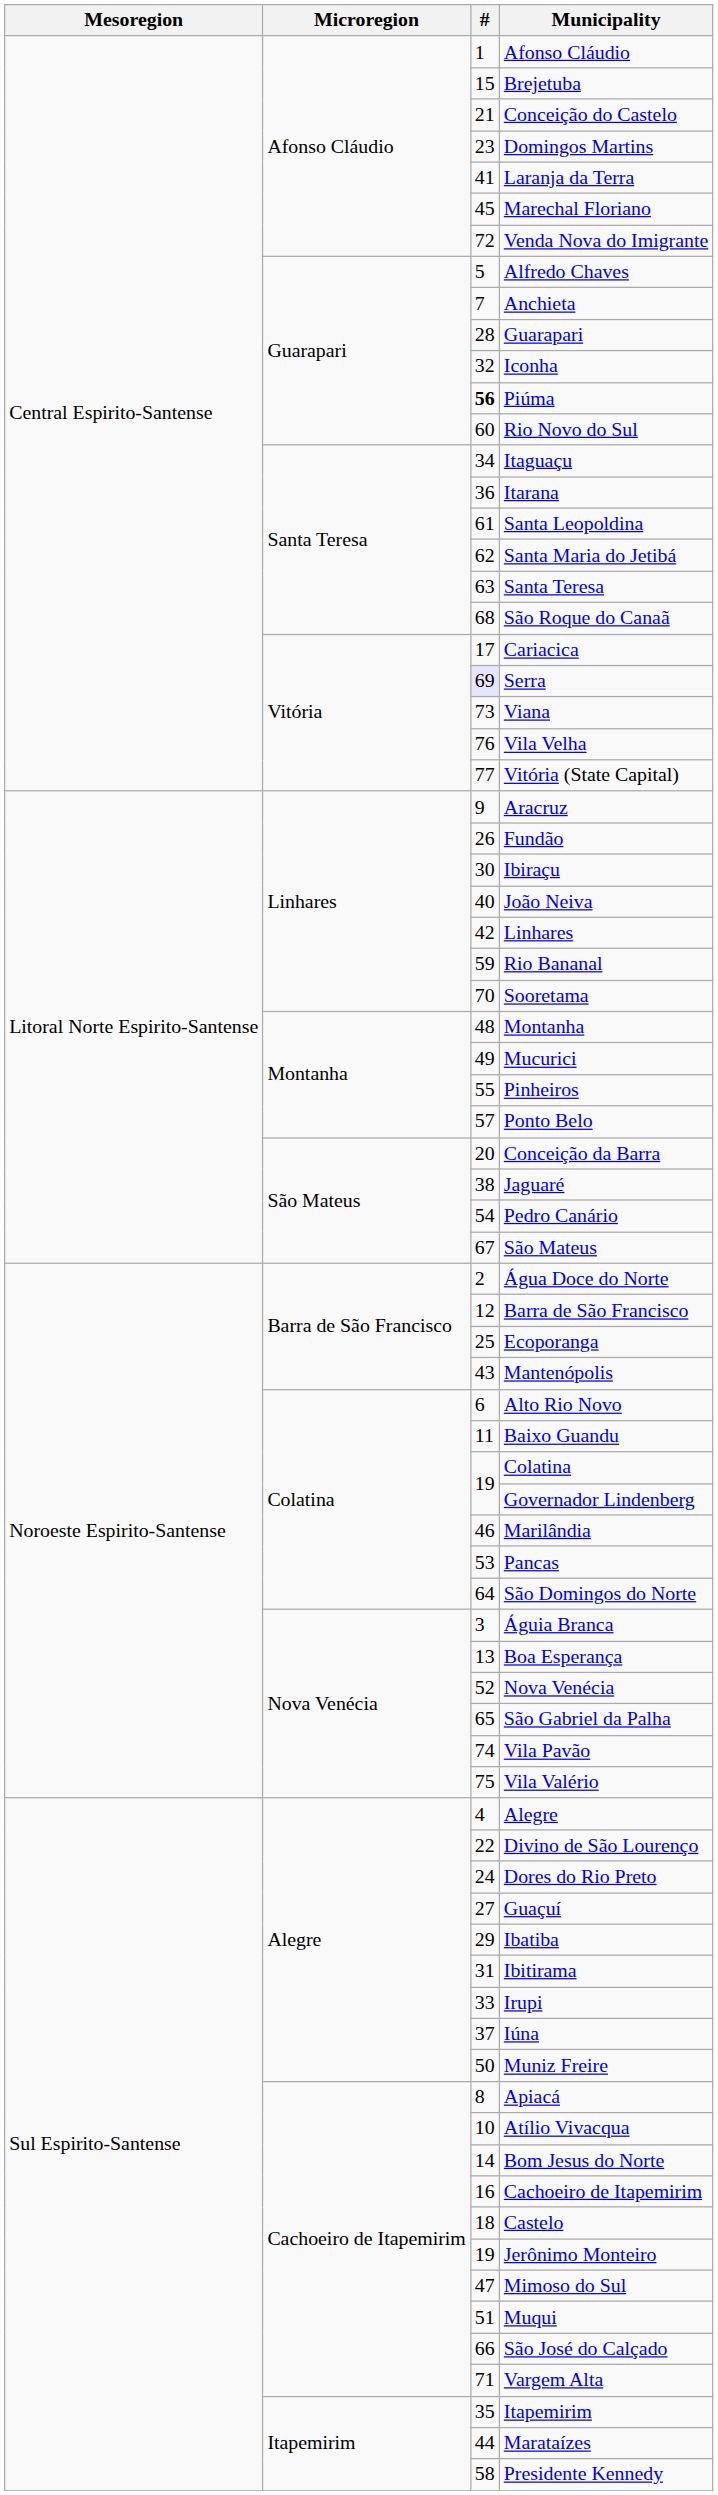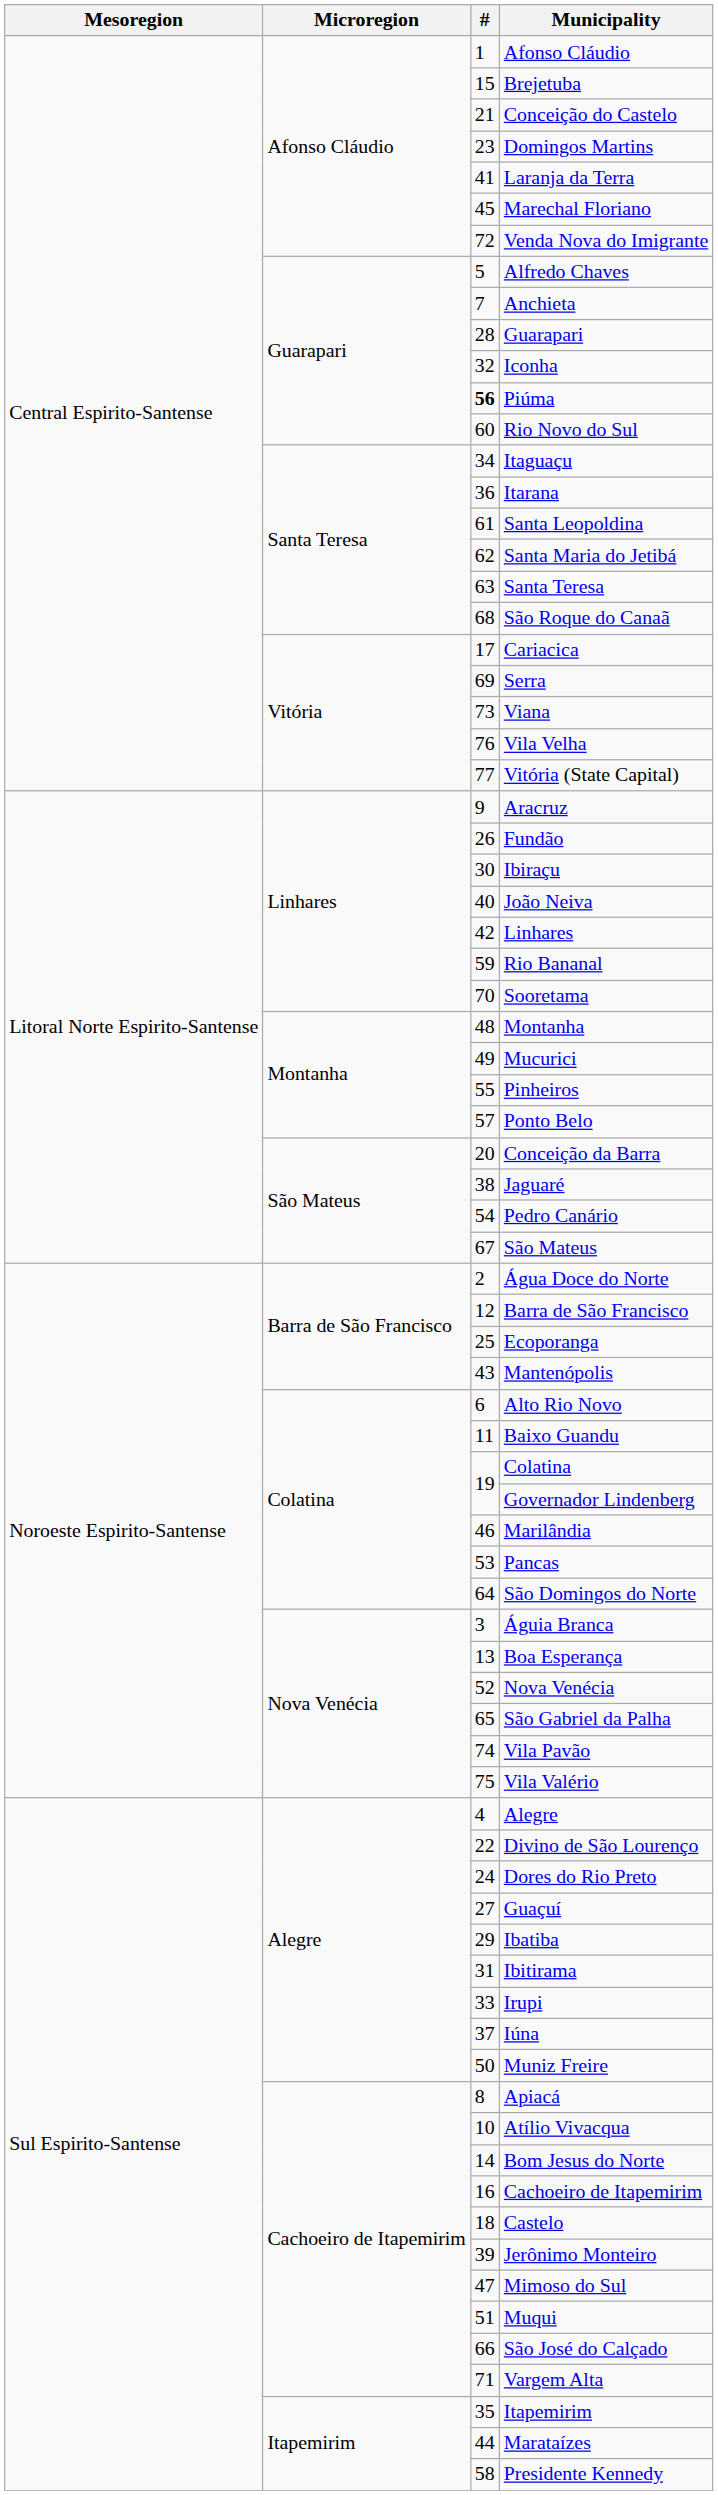(485, 680) lavender background -> (485, 680) no background
(485, 2254) 19 -> (485, 2254) 39
